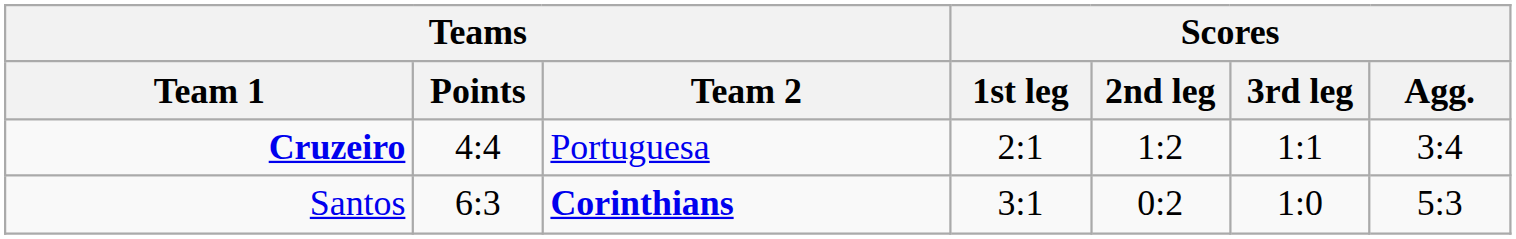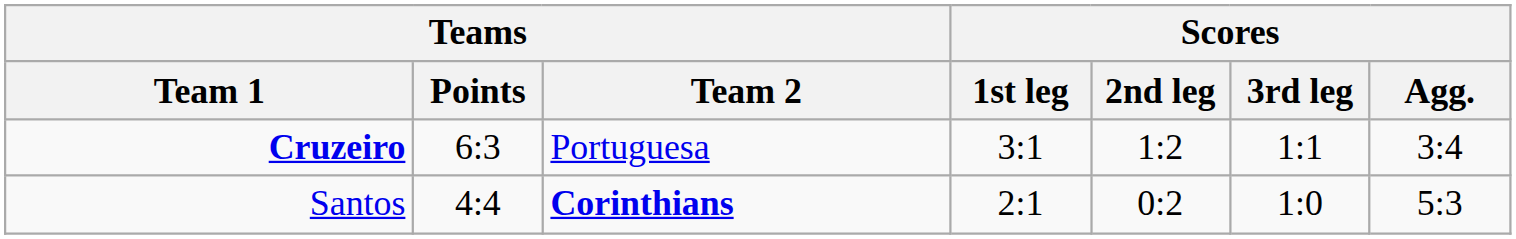(478, 146) 4:4 -> (478, 146) 6:3
(1021, 146) 2:1 -> (1021, 146) 3:1
(478, 203) 6:3 -> (478, 203) 4:4
(1021, 203) 3:1 -> (1021, 203) 2:1
